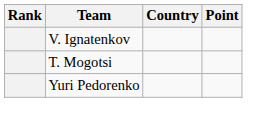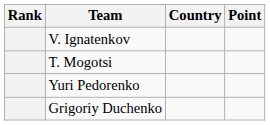+ row: (105, 108)
